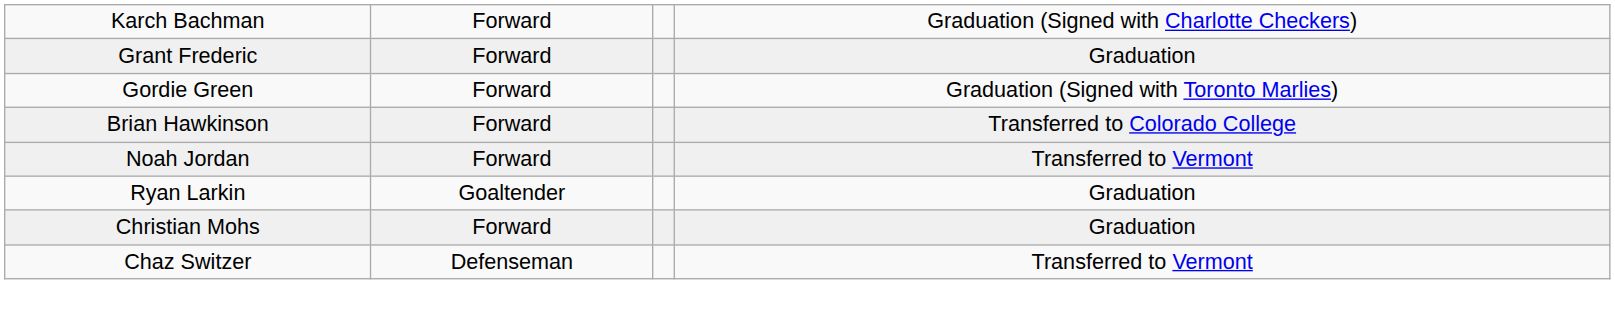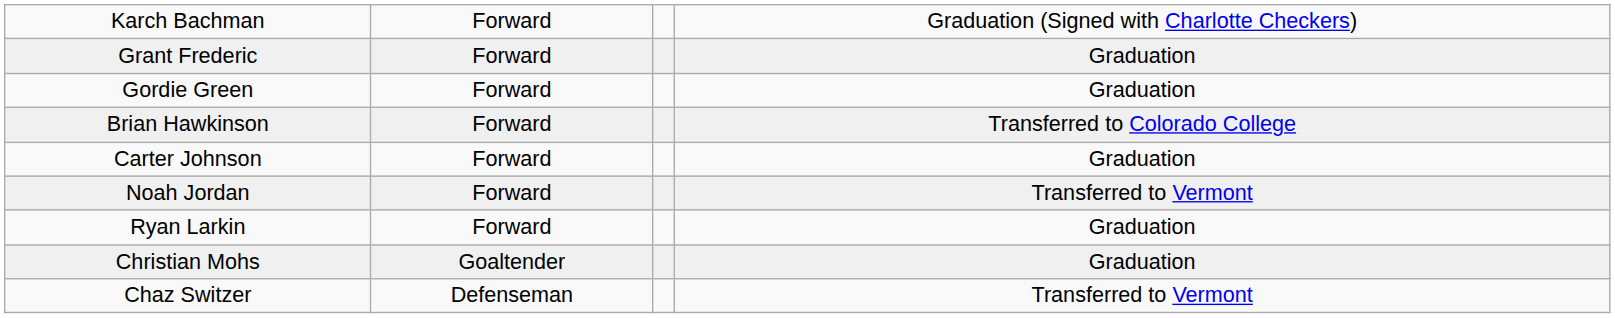(1142, 90) Graduation (Signed with Toronto Marlies) -> (1142, 90) Graduation
+ row: (188, 158)
(512, 192) Goaltender -> (512, 227) Forward
(512, 227) Forward -> (512, 261) Goaltender
